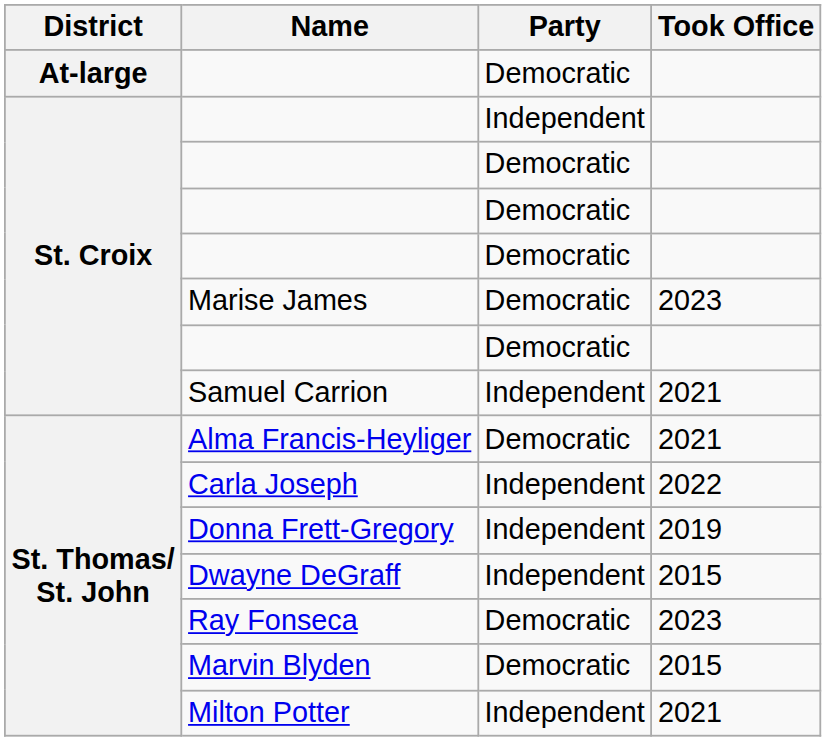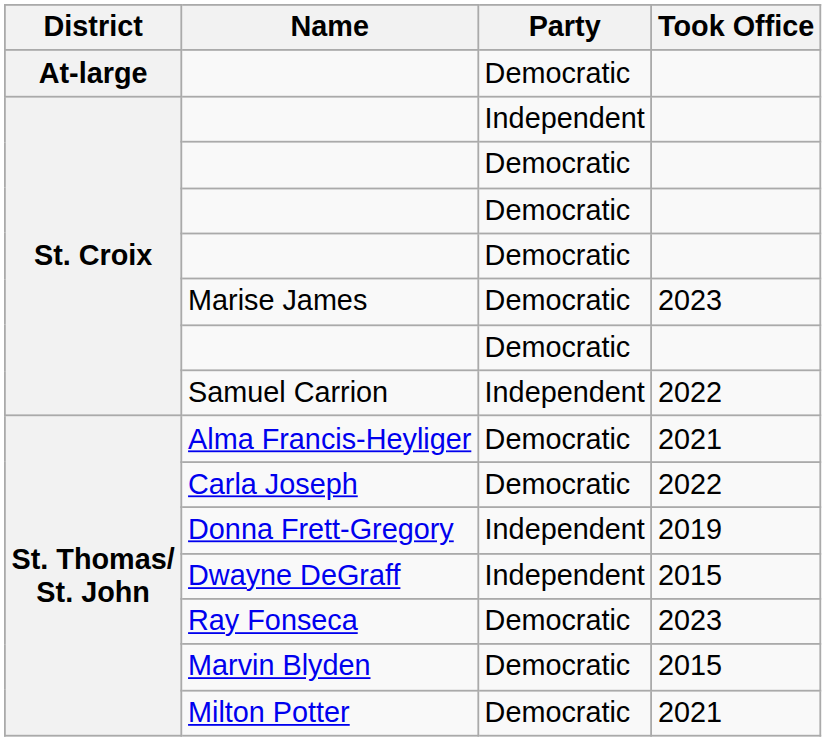(690, 392) 2021 -> (690, 392) 2022
(565, 484) Independent -> (557, 484) Democratic
(565, 712) Independent -> (557, 712) Democratic
